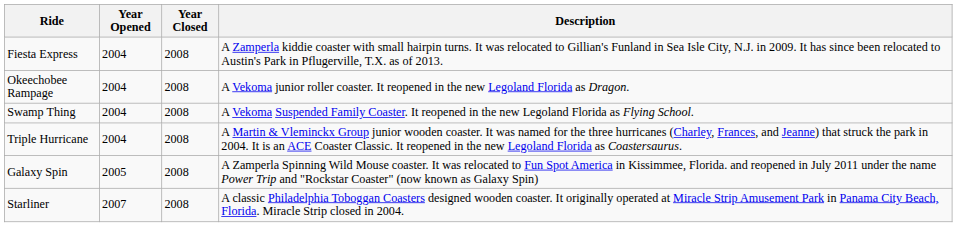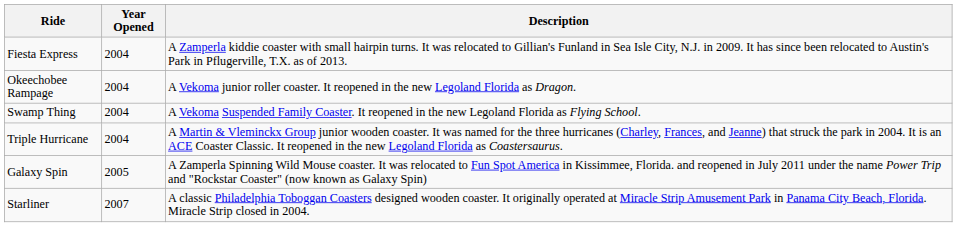- column: (190, 20)
